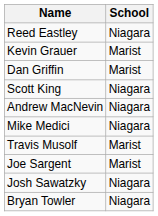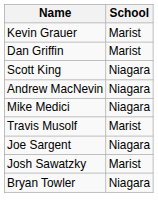- row: (42, 32)
(125, 164) Marist -> (129, 145) Niagara
(129, 182) Niagara -> (125, 164) Marist
